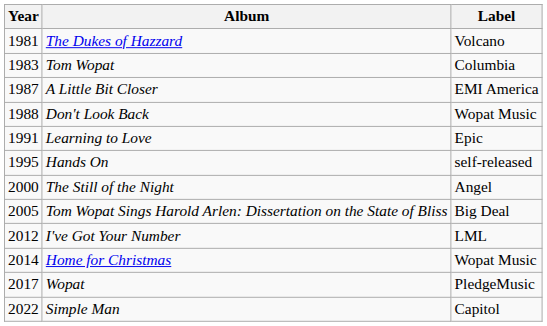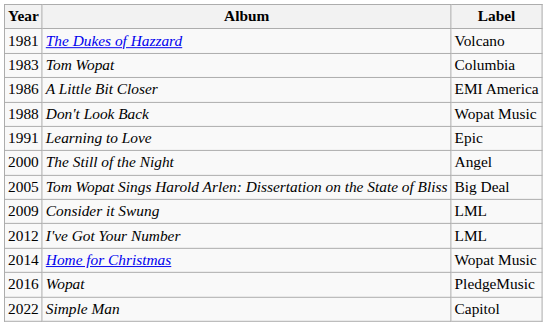(23, 89) 1987 -> (23, 89) 1986
- row: (77, 162)
+ row: (103, 211)
(23, 284) 2017 -> (23, 284) 2016
